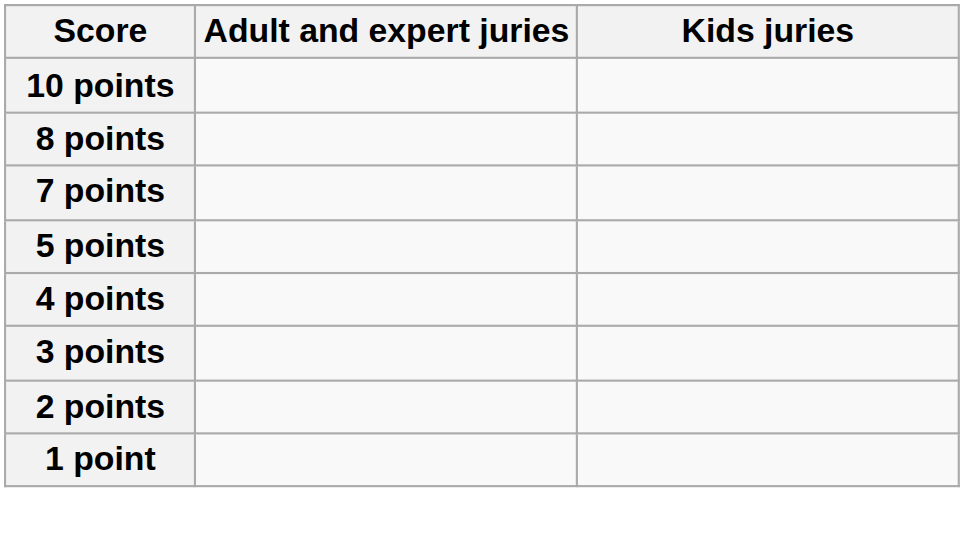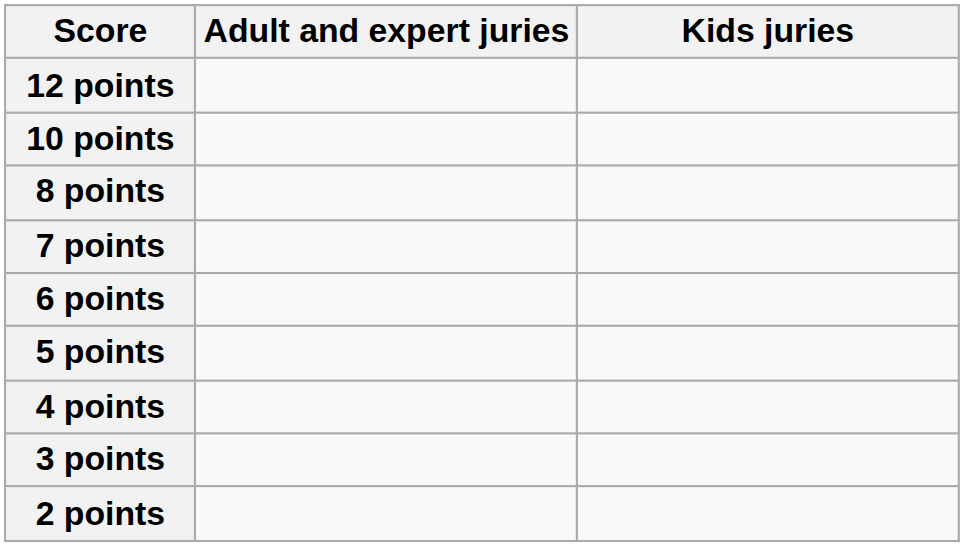+ row: (100, 84)
+ row: (100, 298)
- row: (100, 459)
